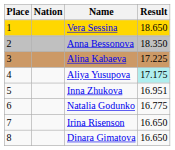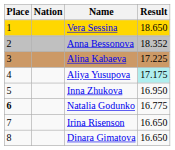(154, 43) 18.350 -> (154, 43) 18.352
(154, 91) 16.951 -> (154, 91) 16.950
(9, 106) normal -> (9, 106) bold
